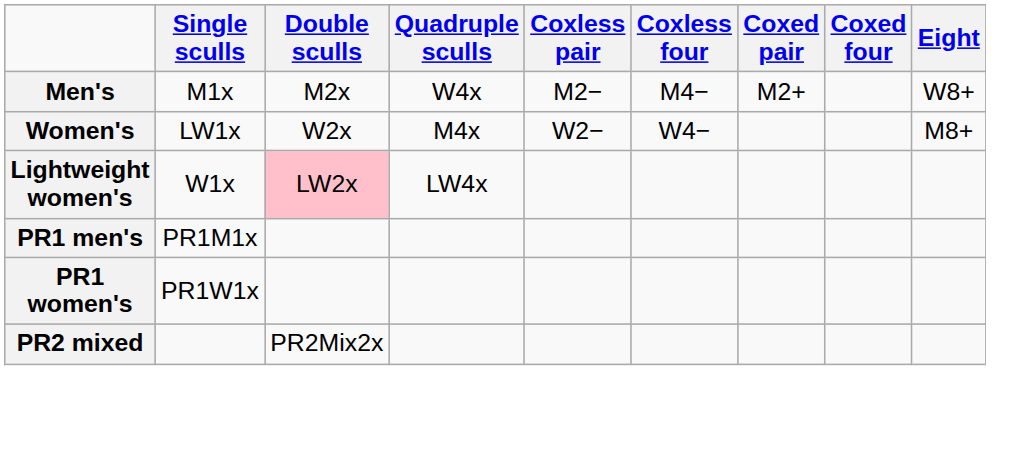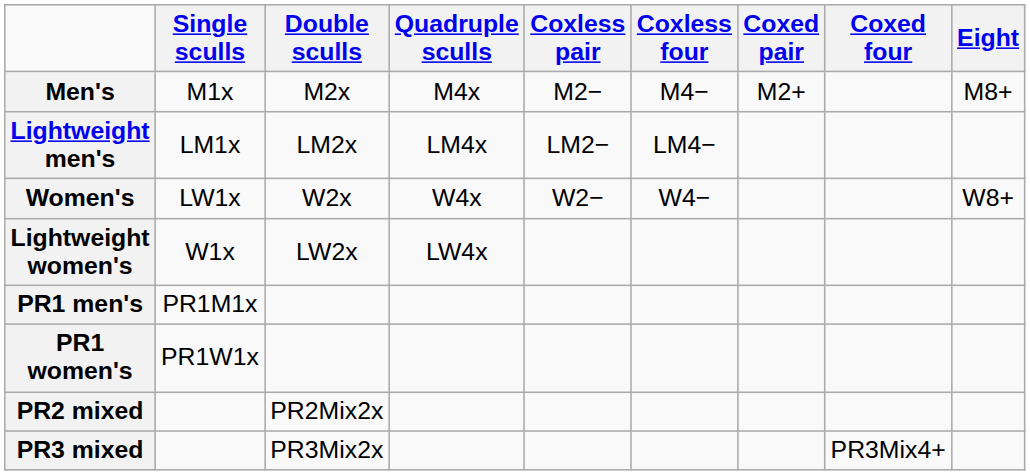(457, 91) W4x -> (457, 91) M4x
(949, 91) W8+ -> (988, 91) M8+
+ row: (80, 144)
(457, 130) M4x -> (457, 197) W4x
(949, 130) M8+ -> (988, 197) W8+
(327, 184) pink background -> (327, 251) no background
+ row: (80, 450)
